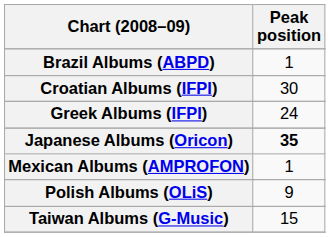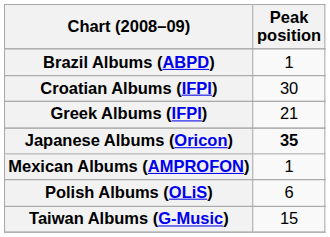(289, 114) 24 -> (289, 114) 21
(289, 192) 9 -> (289, 192) 6
